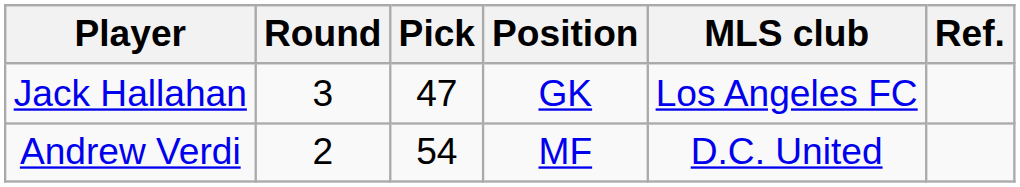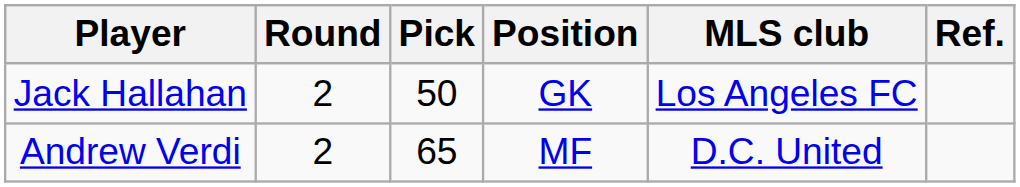(323, 92) 3 -> (323, 92) 2
(437, 92) 47 -> (437, 92) 50
(437, 151) 54 -> (437, 151) 65
